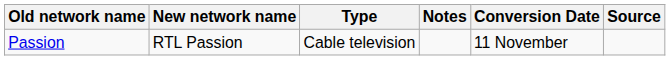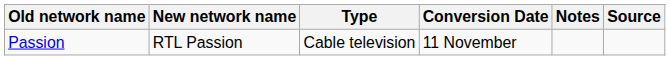columns swapped: (537, 17) <-> (445, 17)
